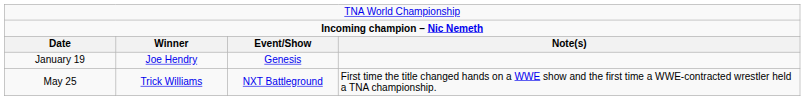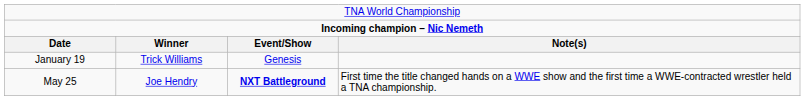(171, 60) Joe Hendry -> (171, 60) Trick Williams
(171, 82) Trick Williams -> (171, 82) Joe Hendry
(283, 82) normal -> (283, 82) bold
